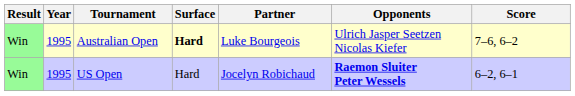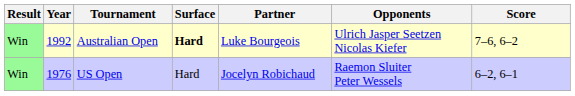(59, 40) 1995 -> (59, 40) 1992
(59, 74) 1995 -> (59, 74) 1976
(376, 74) bold -> (373, 74) normal
